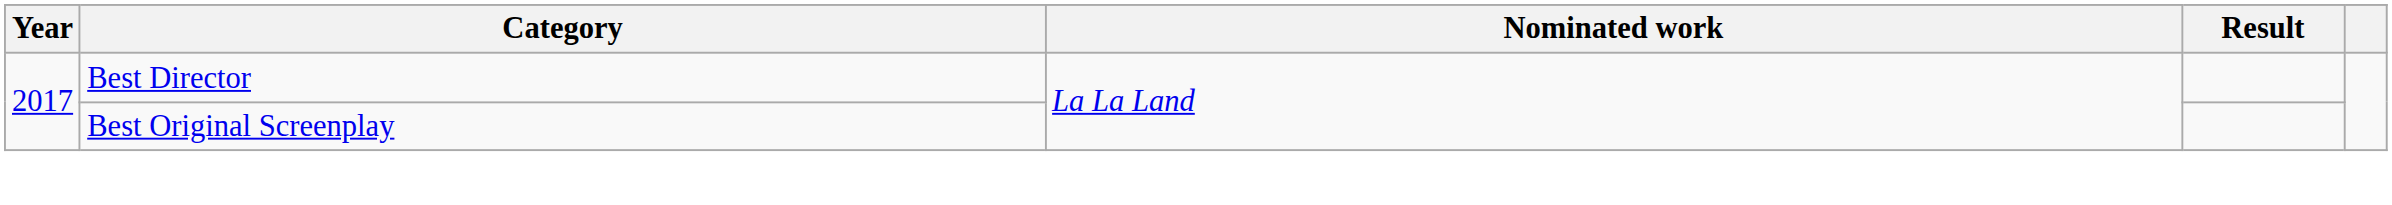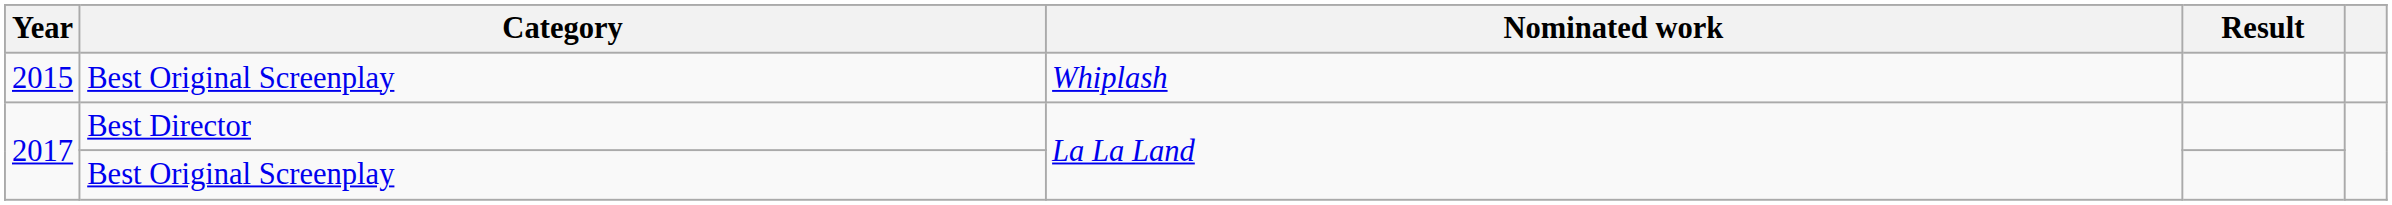+ row: (43, 77)
